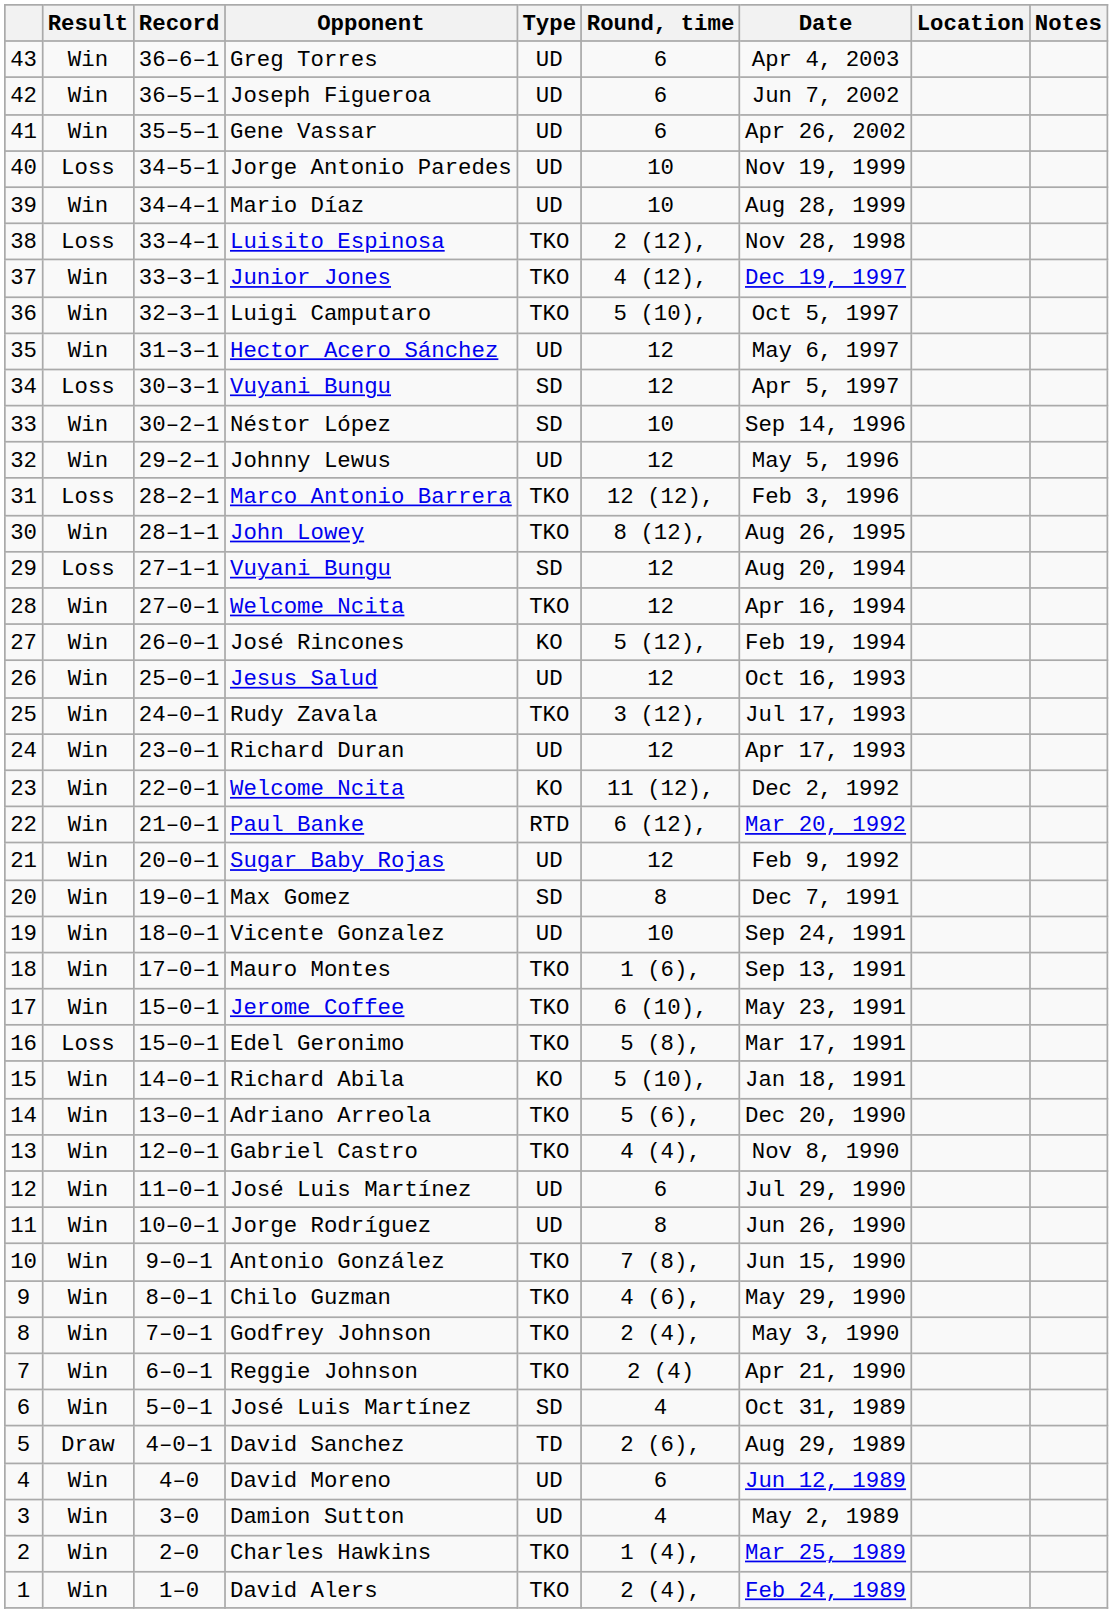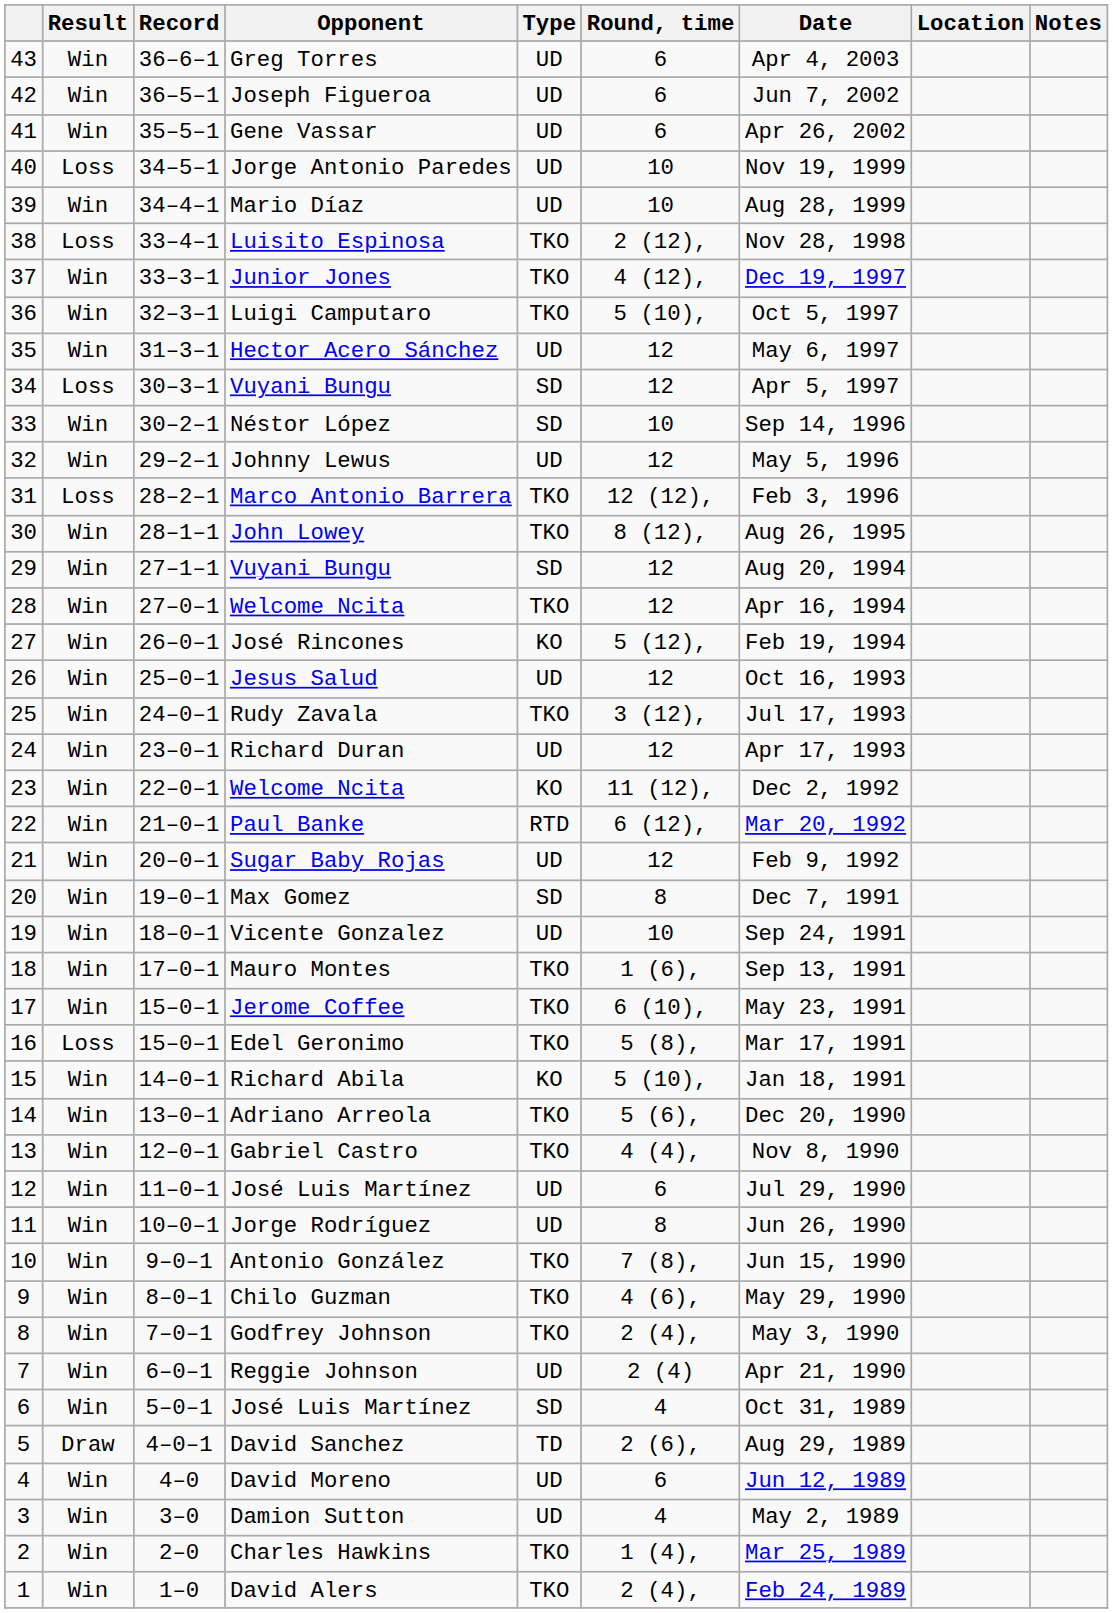(88, 570) Loss -> (88, 570) Win
(549, 1371) TKO -> (549, 1371) UD
